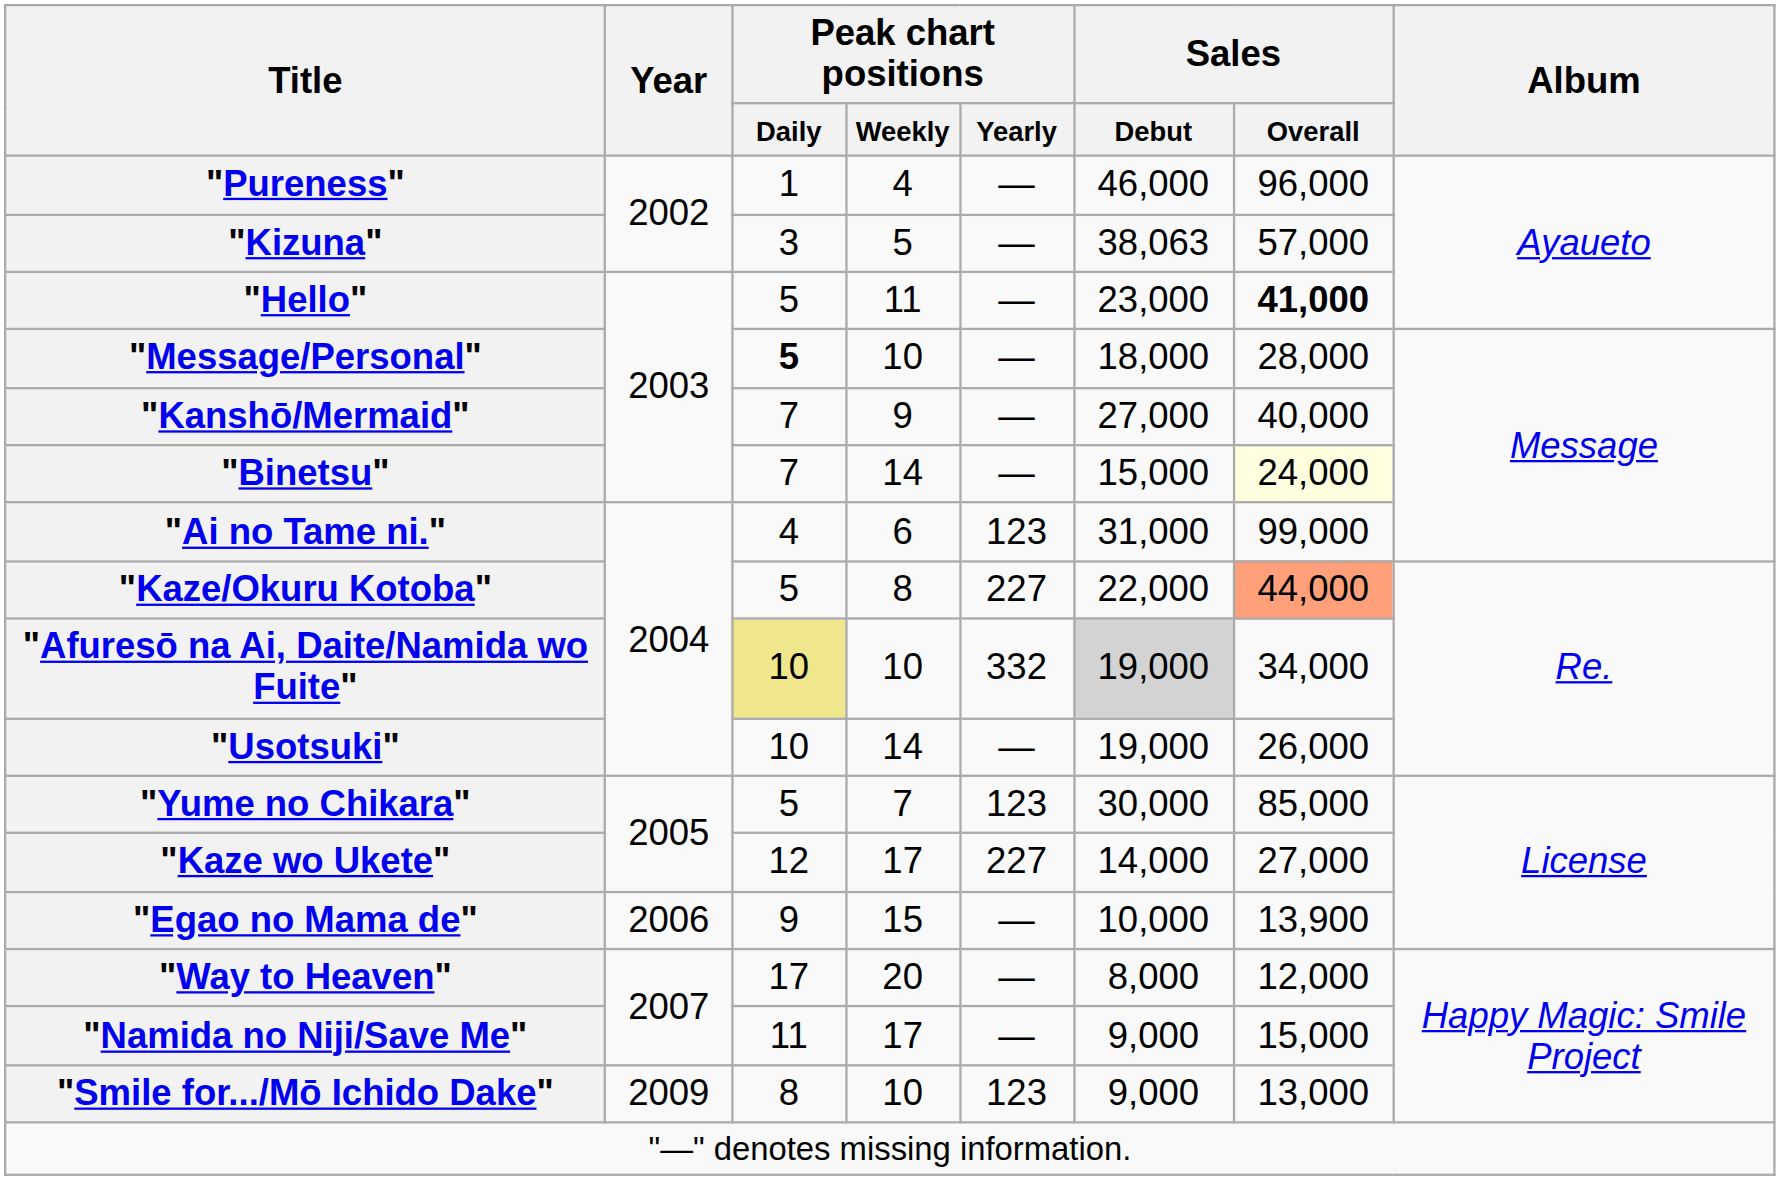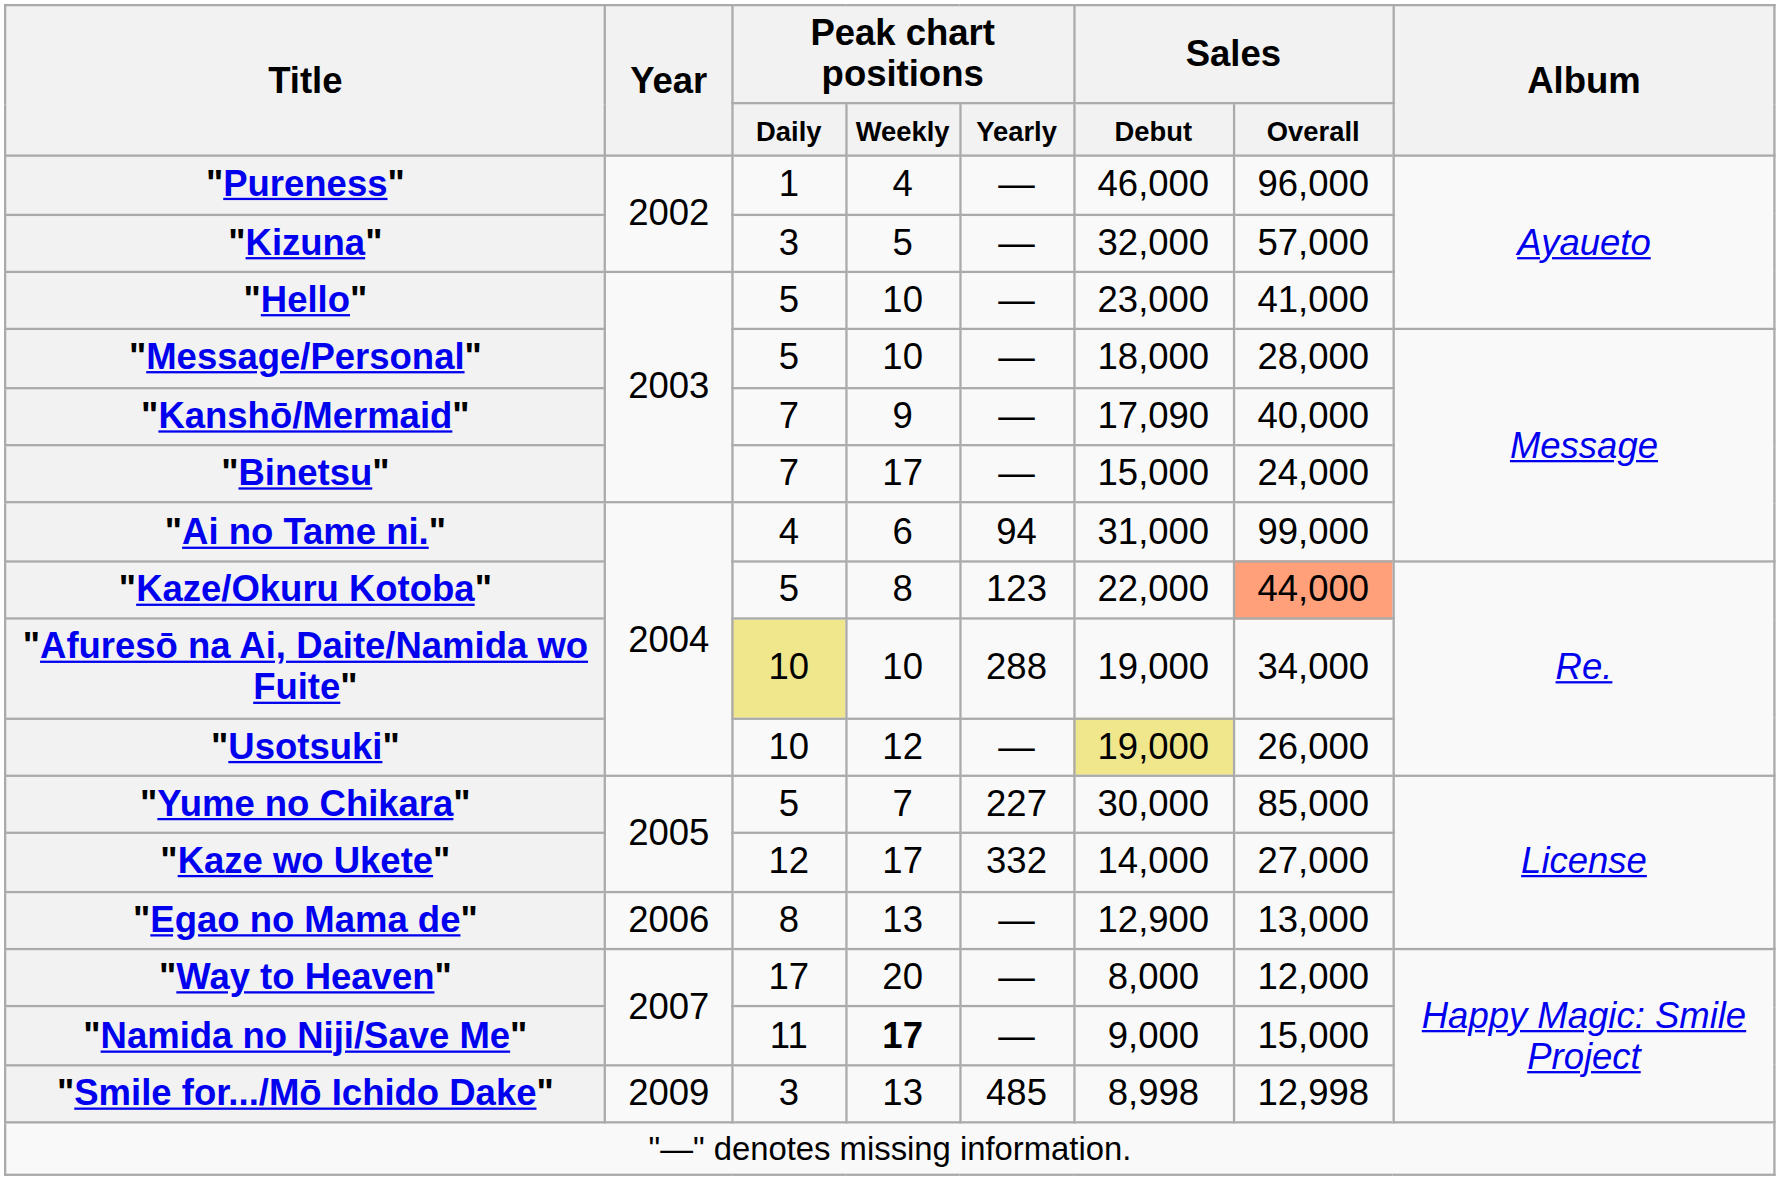(1153, 242) 38,063 -> (1153, 242) 32,000
(903, 299) 11 -> (903, 299) 10
(1313, 299) bold -> (1313, 299) normal
(789, 357) bold -> (789, 357) normal
(1153, 415) 27,000 -> (1153, 415) 17,090
(903, 473) 14 -> (903, 473) 17
(1313, 473) lightyellow background -> (1313, 473) no background
(1017, 531) 123 -> (1017, 531) 94
(1017, 589) 227 -> (1017, 589) 123
(1017, 667) 332 -> (1017, 667) 288
(1153, 667) lightgrey background -> (1153, 667) no background
(903, 745) 14 -> (903, 745) 12
(1153, 745) no background -> (1153, 745) khaki background
(1017, 803) 123 -> (1017, 803) 227
(1017, 861) 227 -> (1017, 861) 332
(789, 919) 9 -> (789, 919) 8
(903, 919) 15 -> (903, 919) 13
(1153, 919) 10,000 -> (1153, 919) 12,900
(1313, 919) 13,900 -> (1313, 919) 13,000
(903, 1035) normal -> (903, 1035) bold
(789, 1093) 8 -> (789, 1093) 3
(903, 1093) 10 -> (903, 1093) 13
(1017, 1093) 123 -> (1017, 1093) 485
(1153, 1093) 9,000 -> (1153, 1093) 8,998
(1313, 1093) 13,000 -> (1313, 1093) 12,998
